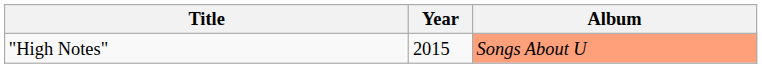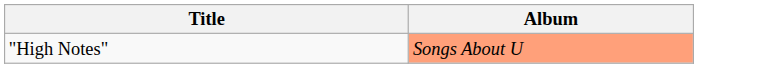- column: (440, 19)
